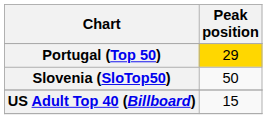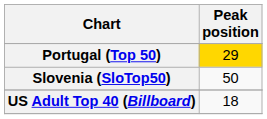(230, 101) 15 -> (230, 101) 18
